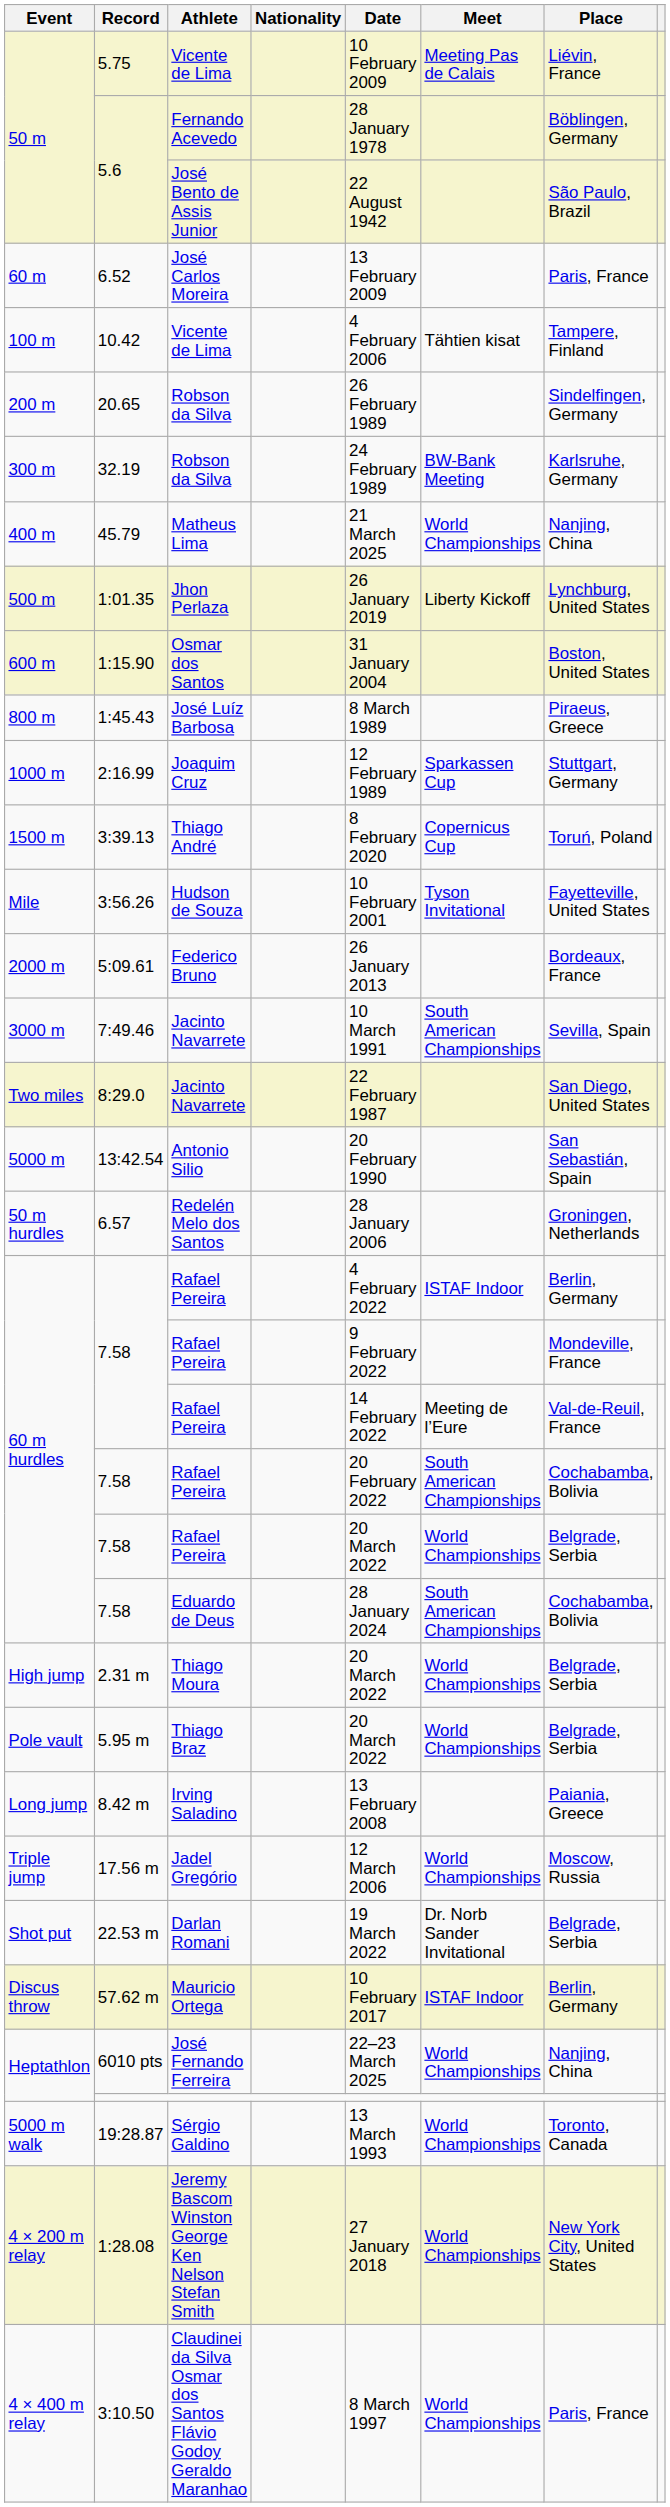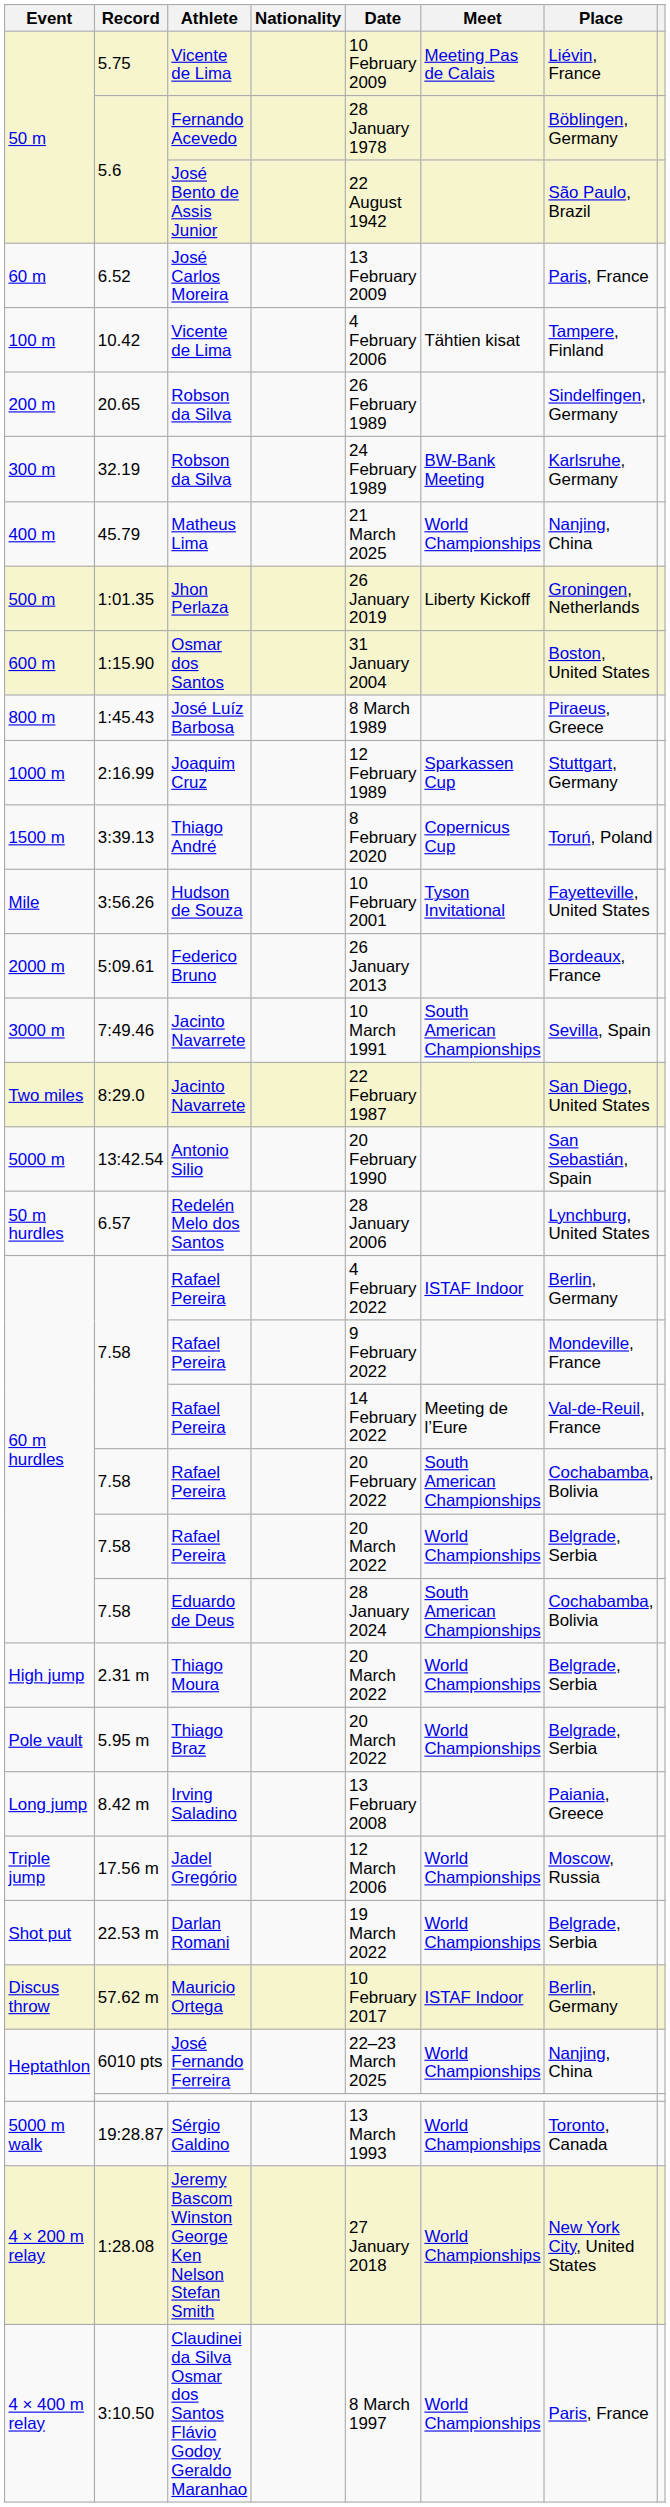(599, 598) Lynchburg, United States -> (594, 598) Groningen, Netherlands
(594, 1224) Groningen, Netherlands -> (599, 1224) Lynchburg, United States
(465, 1933) Dr. Norb Sander Invitational -> (482, 1933) World Championships
